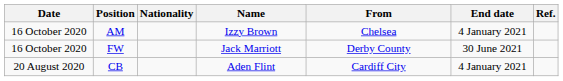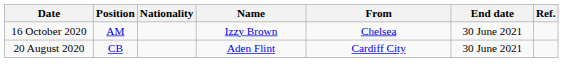(492, 31) 4 January 2021 -> (492, 31) 30 June 2021
- row: (115, 48)
(492, 66) 4 January 2021 -> (492, 48) 30 June 2021
